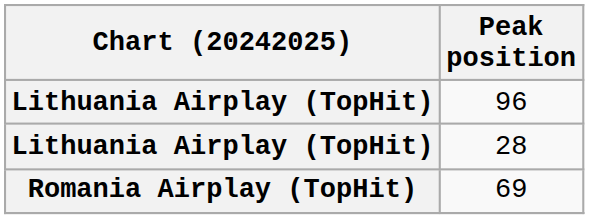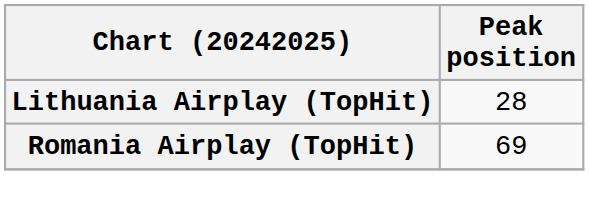- row: (511, 102)
